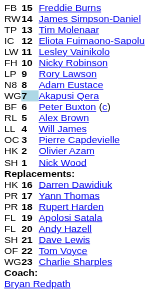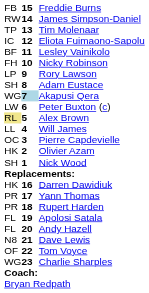(11, 52) LW -> (11, 52) BF
(11, 85) N8 -> (11, 85) SH
(11, 107) BF -> (11, 107) LW
(11, 118) no background -> (11, 118) khaki background
(11, 239) SH -> (11, 239) N8
